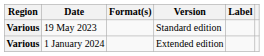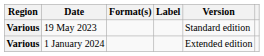columns swapped: (240, 12) <-> (190, 12)
